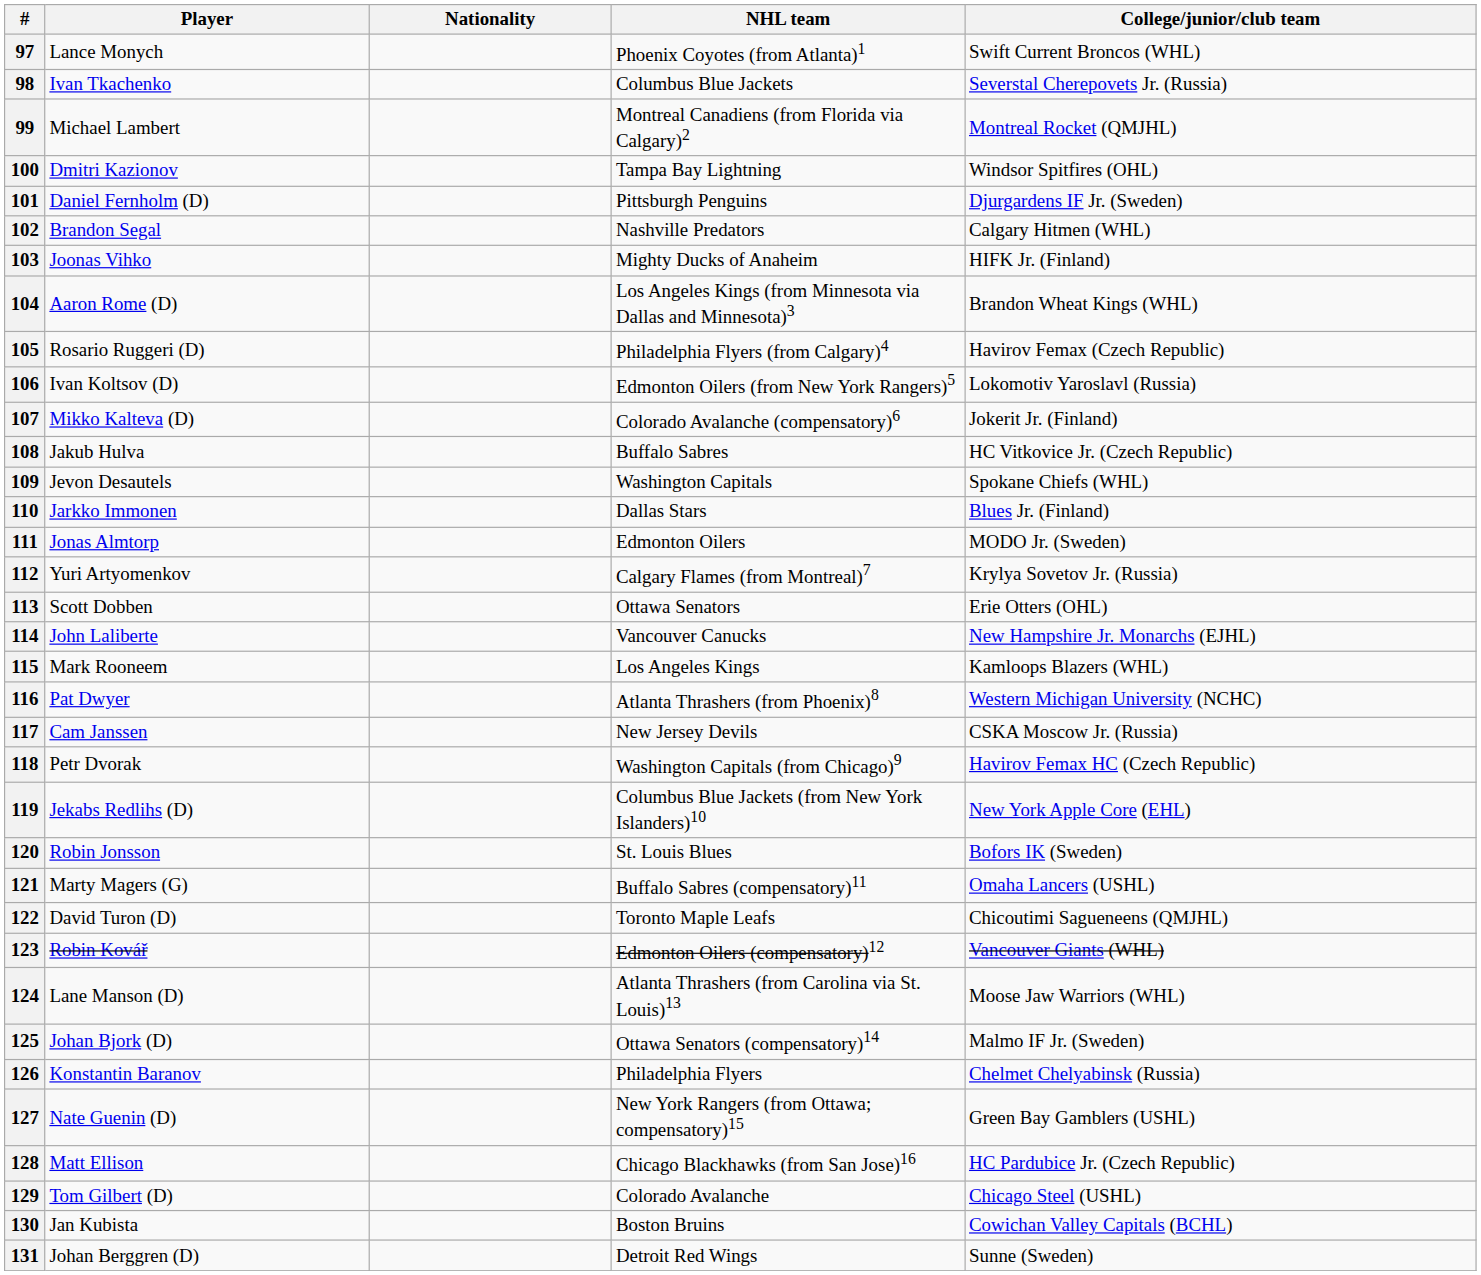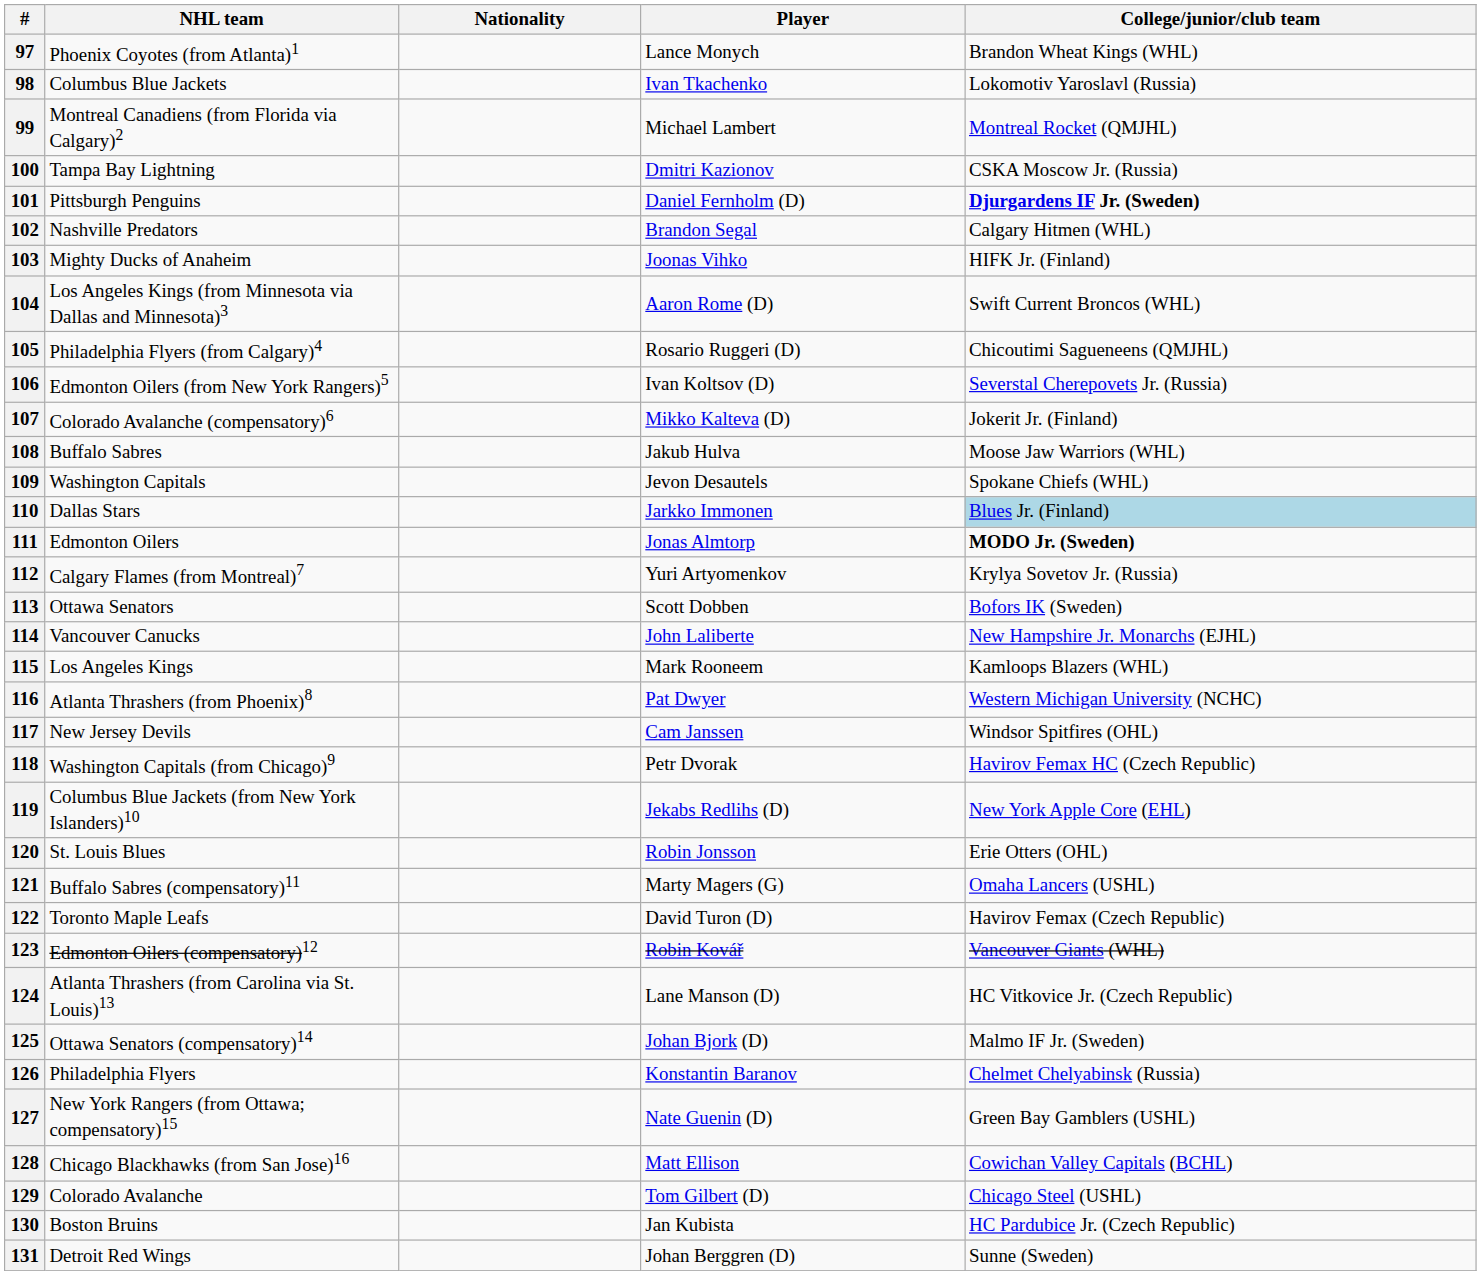columns swapped: (207, 19) <-> (788, 19)
(1085, 51) Swift Current Broncos (WHL) -> (1083, 51) Brandon Wheat Kings (WHL)
(1098, 84) Severstal Cherepovets Jr. (Russia) -> (1083, 84) Lokomotiv Yaroslavl (Russia)
(1064, 170) Windsor Spitfires (OHL) -> (1073, 170) CSKA Moscow Jr. (Russia)
(1076, 200) normal -> (1084, 200) bold
(1083, 303) Brandon Wheat Kings (WHL) -> (1085, 303) Swift Current Broncos (WHL)
(1097, 349) Havirov Femax (Czech Republic) -> (1099, 349) Chicoutimi Sagueneens (QMJHL)
(1083, 384) Lokomotiv Yaroslavl (Russia) -> (1098, 384) Severstal Cherepovets Jr. (Russia)
(1101, 451) HC Vitkovice Jr. (Czech Republic) -> (1077, 451) Moose Jaw Warriors (WHL)
(1039, 511) no background -> (1039, 511) lightblue background
(1047, 541) normal -> (1052, 541) bold
(1038, 606) Erie Otters (OHL) -> (1046, 606) Bofors IK (Sweden)
(1073, 731) CSKA Moscow Jr. (Russia) -> (1064, 731) Windsor Spitfires (OHL)
(1046, 852) Bofors IK (Sweden) -> (1038, 852) Erie Otters (OHL)
(1099, 917) Chicoutimi Sagueneens (QMJHL) -> (1097, 917) Havirov Femax (Czech Republic)
(1077, 996) Moose Jaw Warriors (WHL) -> (1101, 996) HC Vitkovice Jr. (Czech Republic)
(1102, 1162) HC Pardubice Jr. (Czech Republic) -> (1101, 1162) Cowichan Valley Capitals (BCHL)
(1101, 1225) Cowichan Valley Capitals (BCHL) -> (1102, 1225) HC Pardubice Jr. (Czech Republic)
